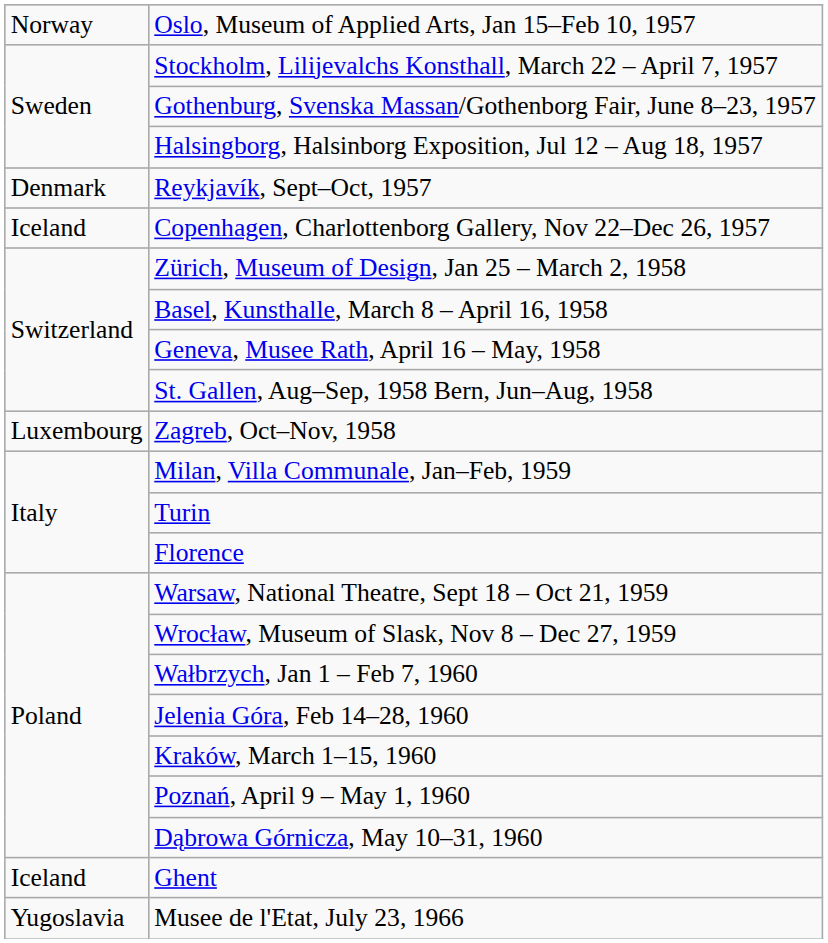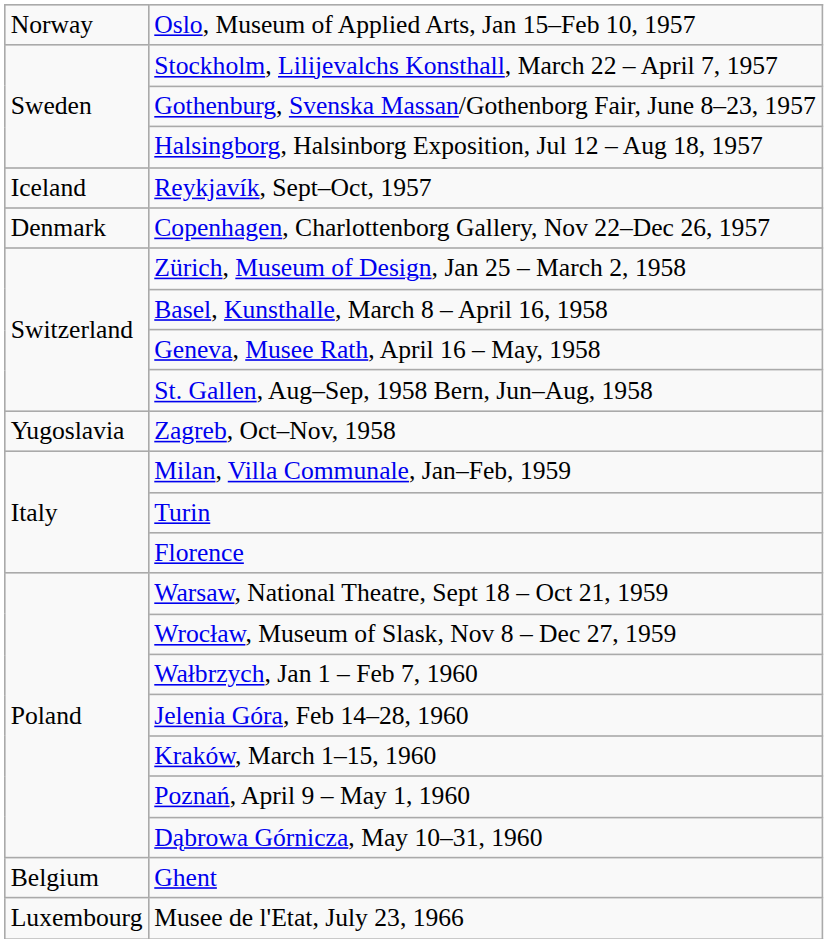(58, 187) Denmark -> (48, 187) Iceland
(48, 227) Iceland -> (58, 227) Denmark
(77, 430) Luxembourg -> (68, 430) Yugoslavia
(48, 877) Iceland -> (55, 877) Belgium
(68, 918) Yugoslavia -> (77, 918) Luxembourg
